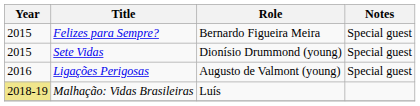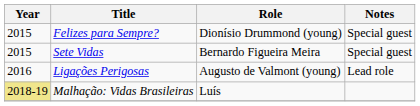(260, 33) Bernardo Figueira Meira -> (270, 33) Dionísio Drummond (young)
(270, 52) Dionísio Drummond (young) -> (260, 52) Bernardo Figueira Meira
(380, 71) Special guest -> (370, 71) Lead role
